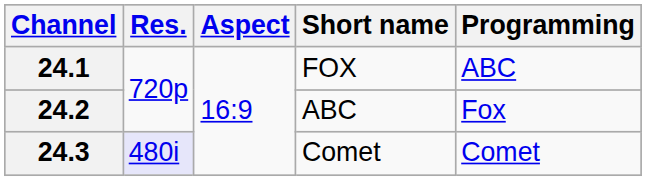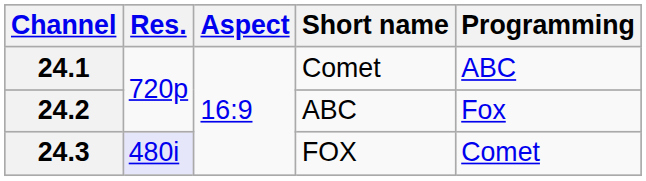(329, 68) FOX -> (341, 68) Comet
(341, 152) Comet -> (329, 152) FOX
